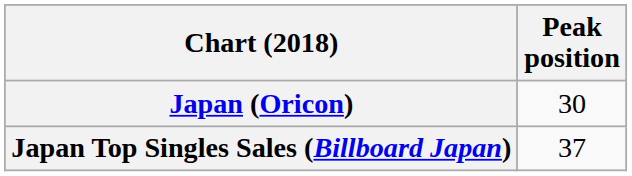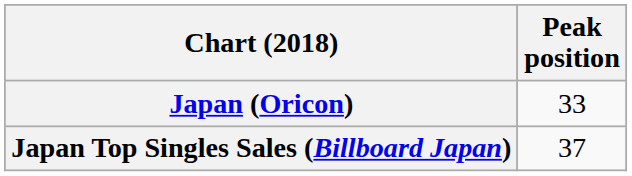(572, 103) 30 -> (572, 103) 33
